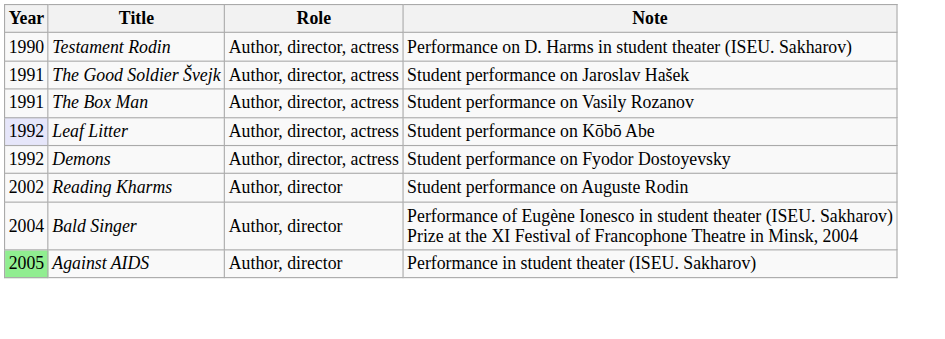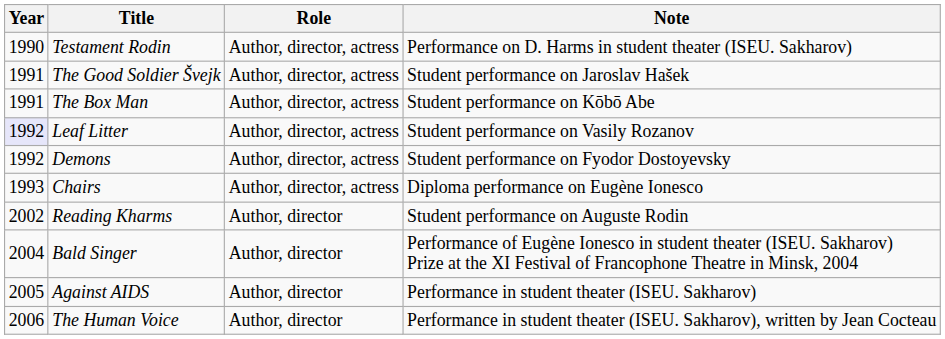(550, 103) Student performance on Vasily Rozanov -> (531, 103) Student performance on Kōbō Abe
(531, 131) Student performance on Kōbō Abe -> (550, 131) Student performance on Vasily Rozanov
+ row: (77, 187)
(26, 263) lightgreen background -> (26, 292) no background
+ row: (115, 320)
